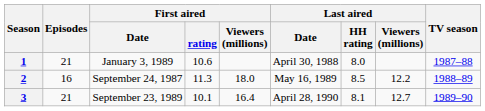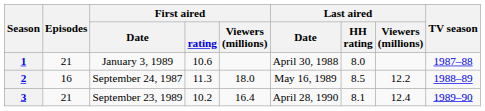(202, 97) 10.1 -> (202, 97) 10.2
(401, 97) 12.7 -> (401, 97) 12.4
